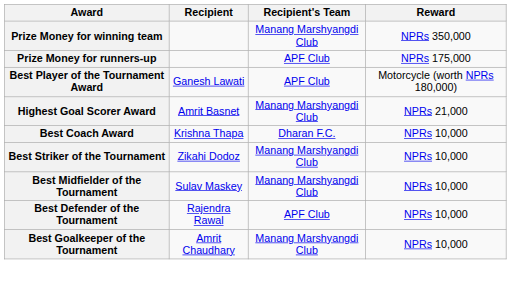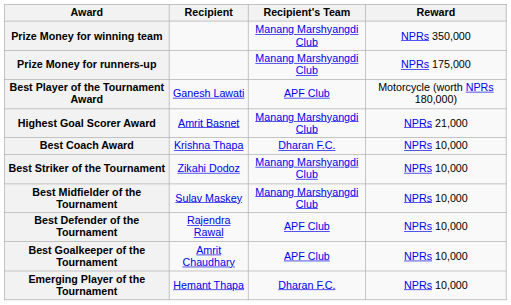(307, 59) APF Club -> (307, 65) Manang Marshyangdi Club
(307, 244) Manang Marshyangdi Club -> (307, 256) APF Club
+ row: (87, 285)
